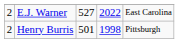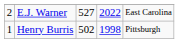(9, 30) 2 -> (9, 30) 1
(86, 30) 501 -> (86, 30) 502
